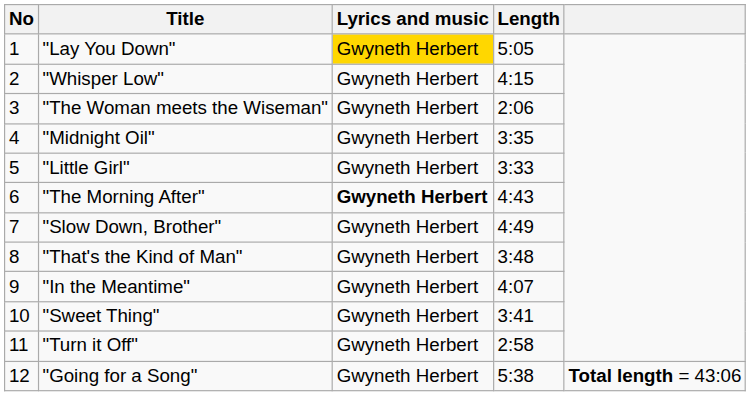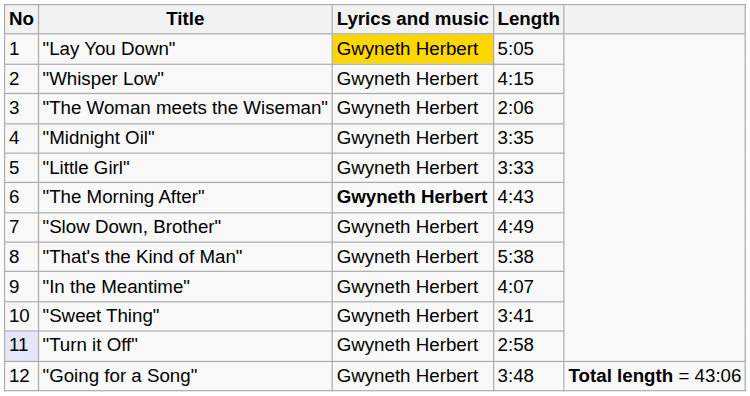(516, 256) 3:48 -> (516, 256) 5:38
(19, 345) no background -> (19, 345) lavender background
(516, 375) 5:38 -> (516, 375) 3:48
